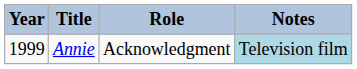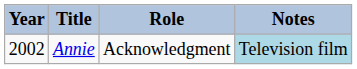(27, 49) 1999 -> (27, 49) 2002
